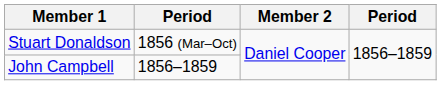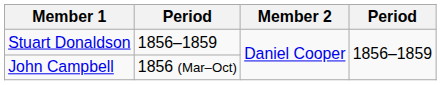(187, 42) 1856 (Mar–Oct) -> (177, 42) 1856–1859
(177, 67) 1856–1859 -> (187, 67) 1856 (Mar–Oct)
